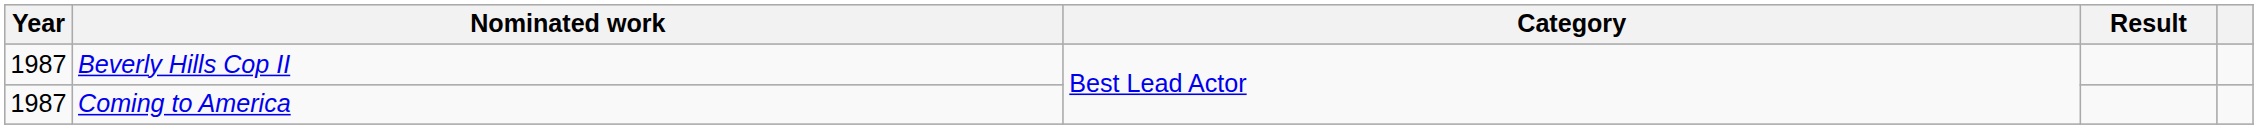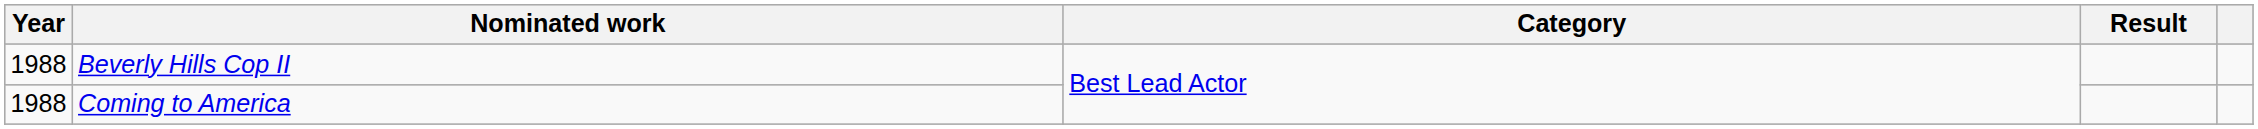(39, 64) 1987 -> (39, 64) 1988
(39, 104) 1987 -> (39, 104) 1988
